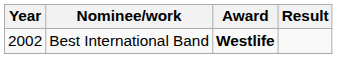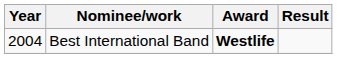(25, 41) 2002 -> (25, 41) 2004
